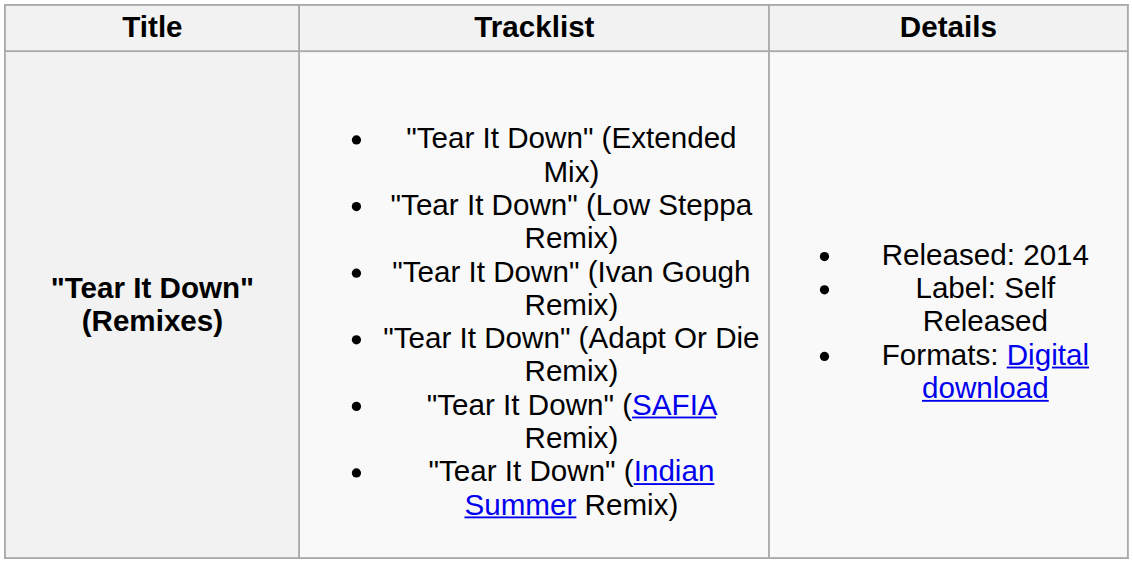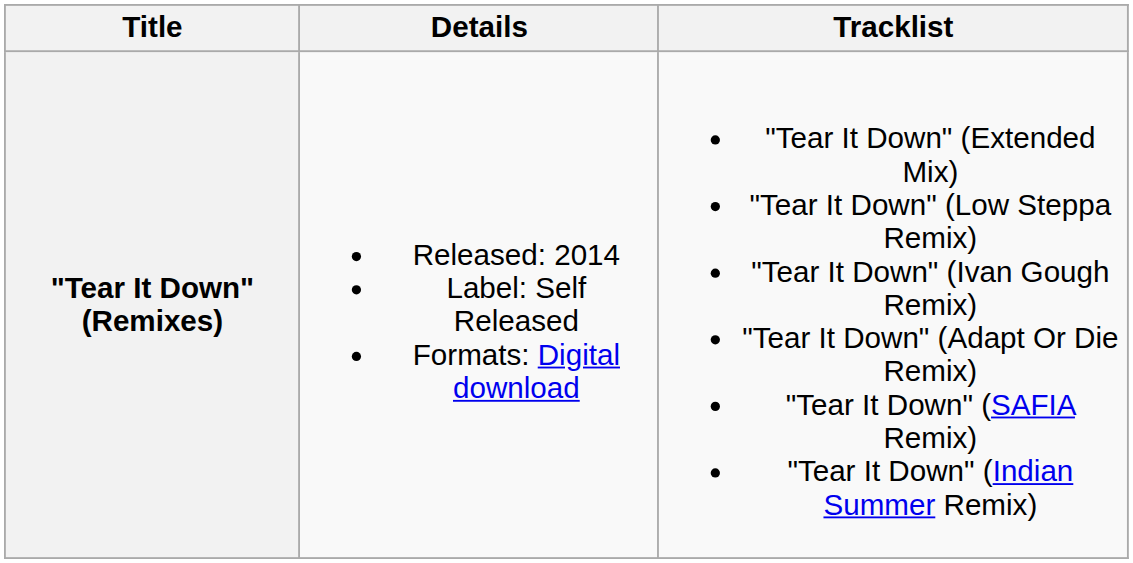columns swapped: (948, 27) <-> (534, 27)
